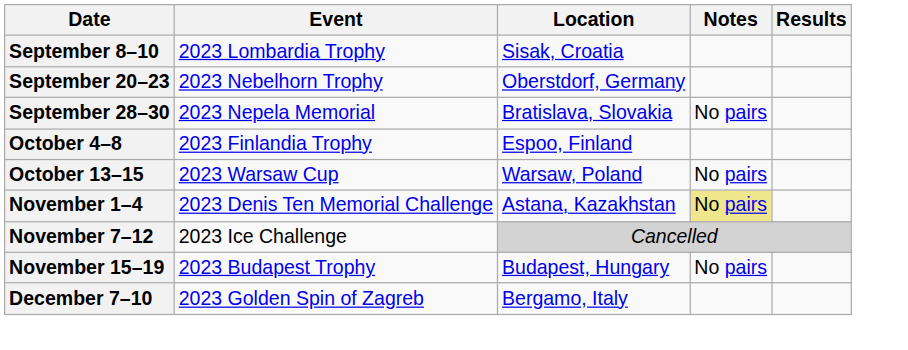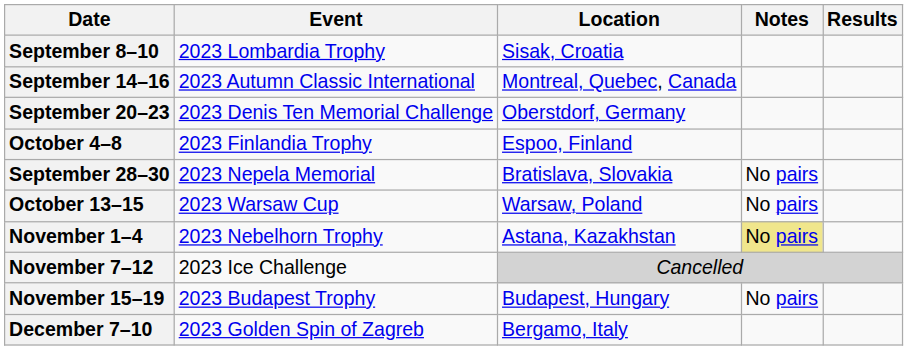+ row: (89, 81)
(281, 81) 2023 Nebelhorn Trophy -> (336, 112) 2023 Denis Ten Memorial Challenge
rows swapped: (89, 112) <-> (66, 143)
(336, 205) 2023 Denis Ten Memorial Challenge -> (281, 236) 2023 Nebelhorn Trophy
